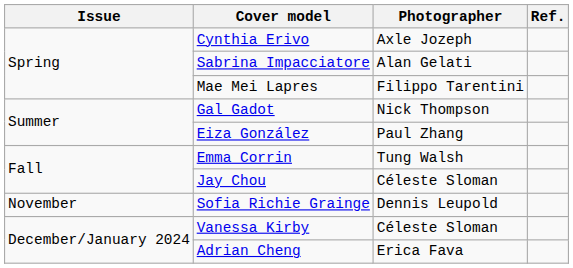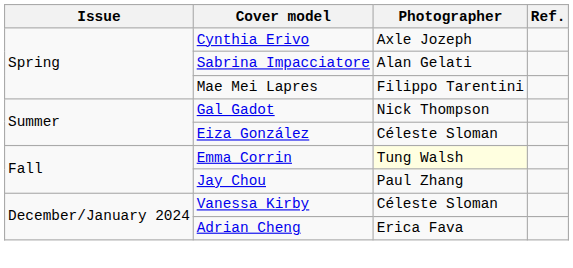(420, 134) Paul Zhang -> (437, 134) Céleste Sloman
(420, 157) no background -> (420, 157) lightyellow background
(437, 181) Céleste Sloman -> (420, 181) Paul Zhang
- row: (283, 204)
